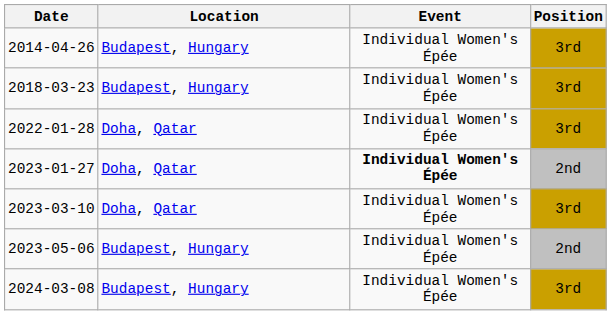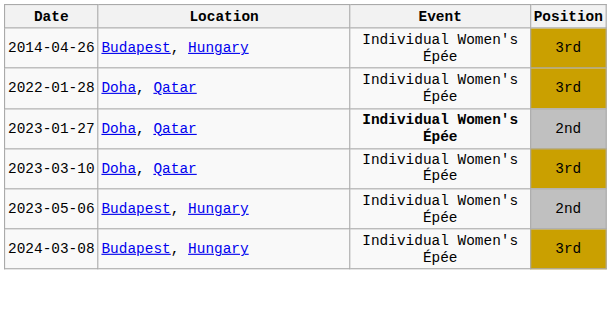- row: (51, 88)
